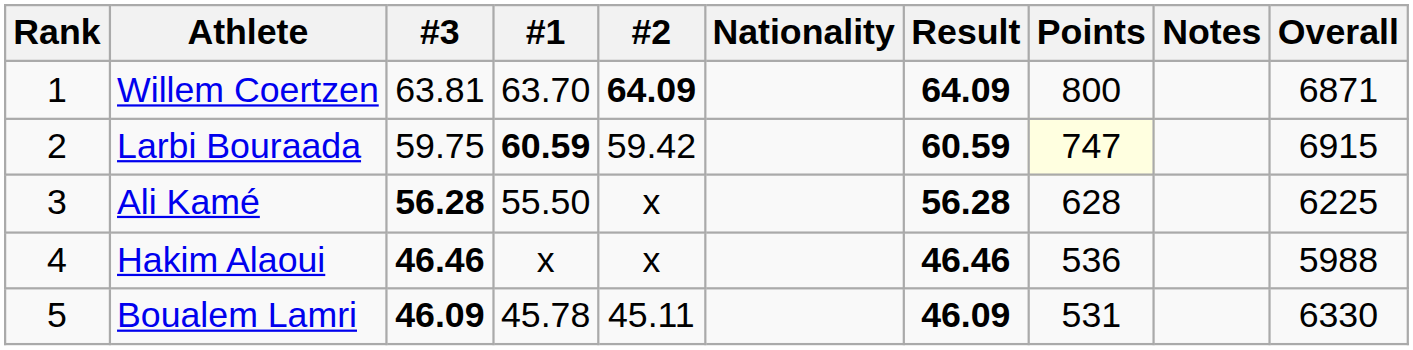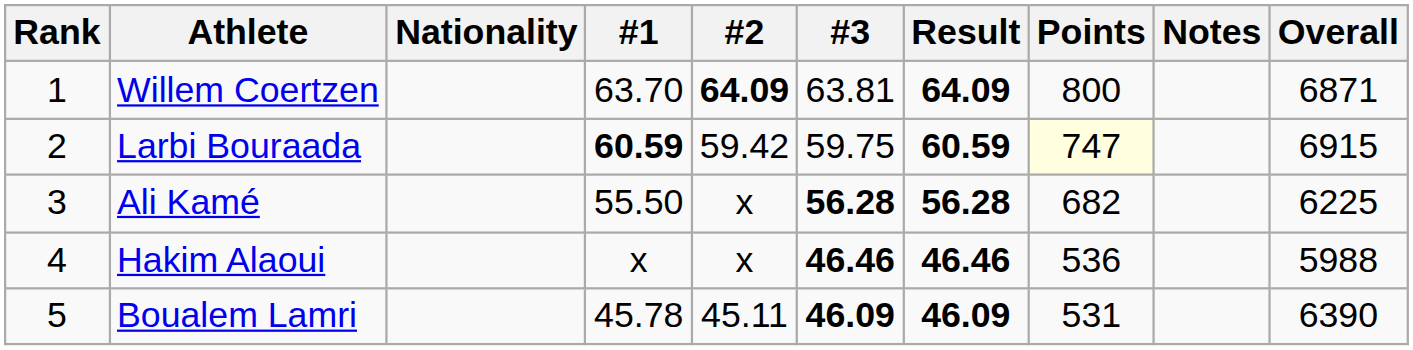columns swapped: (804, 32) <-> (440, 32)
(1091, 202) 628 -> (1091, 202) 682
(1338, 315) 6330 -> (1338, 315) 6390
